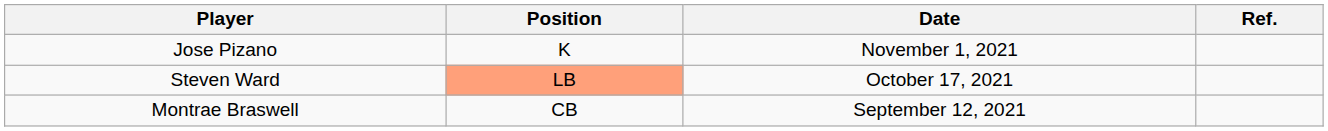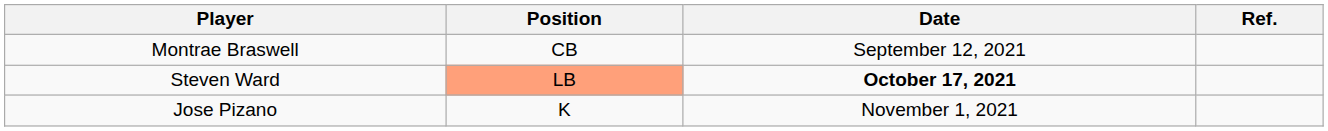rows swapped: (225, 110) <-> (225, 49)
(940, 79) normal -> (940, 79) bold
